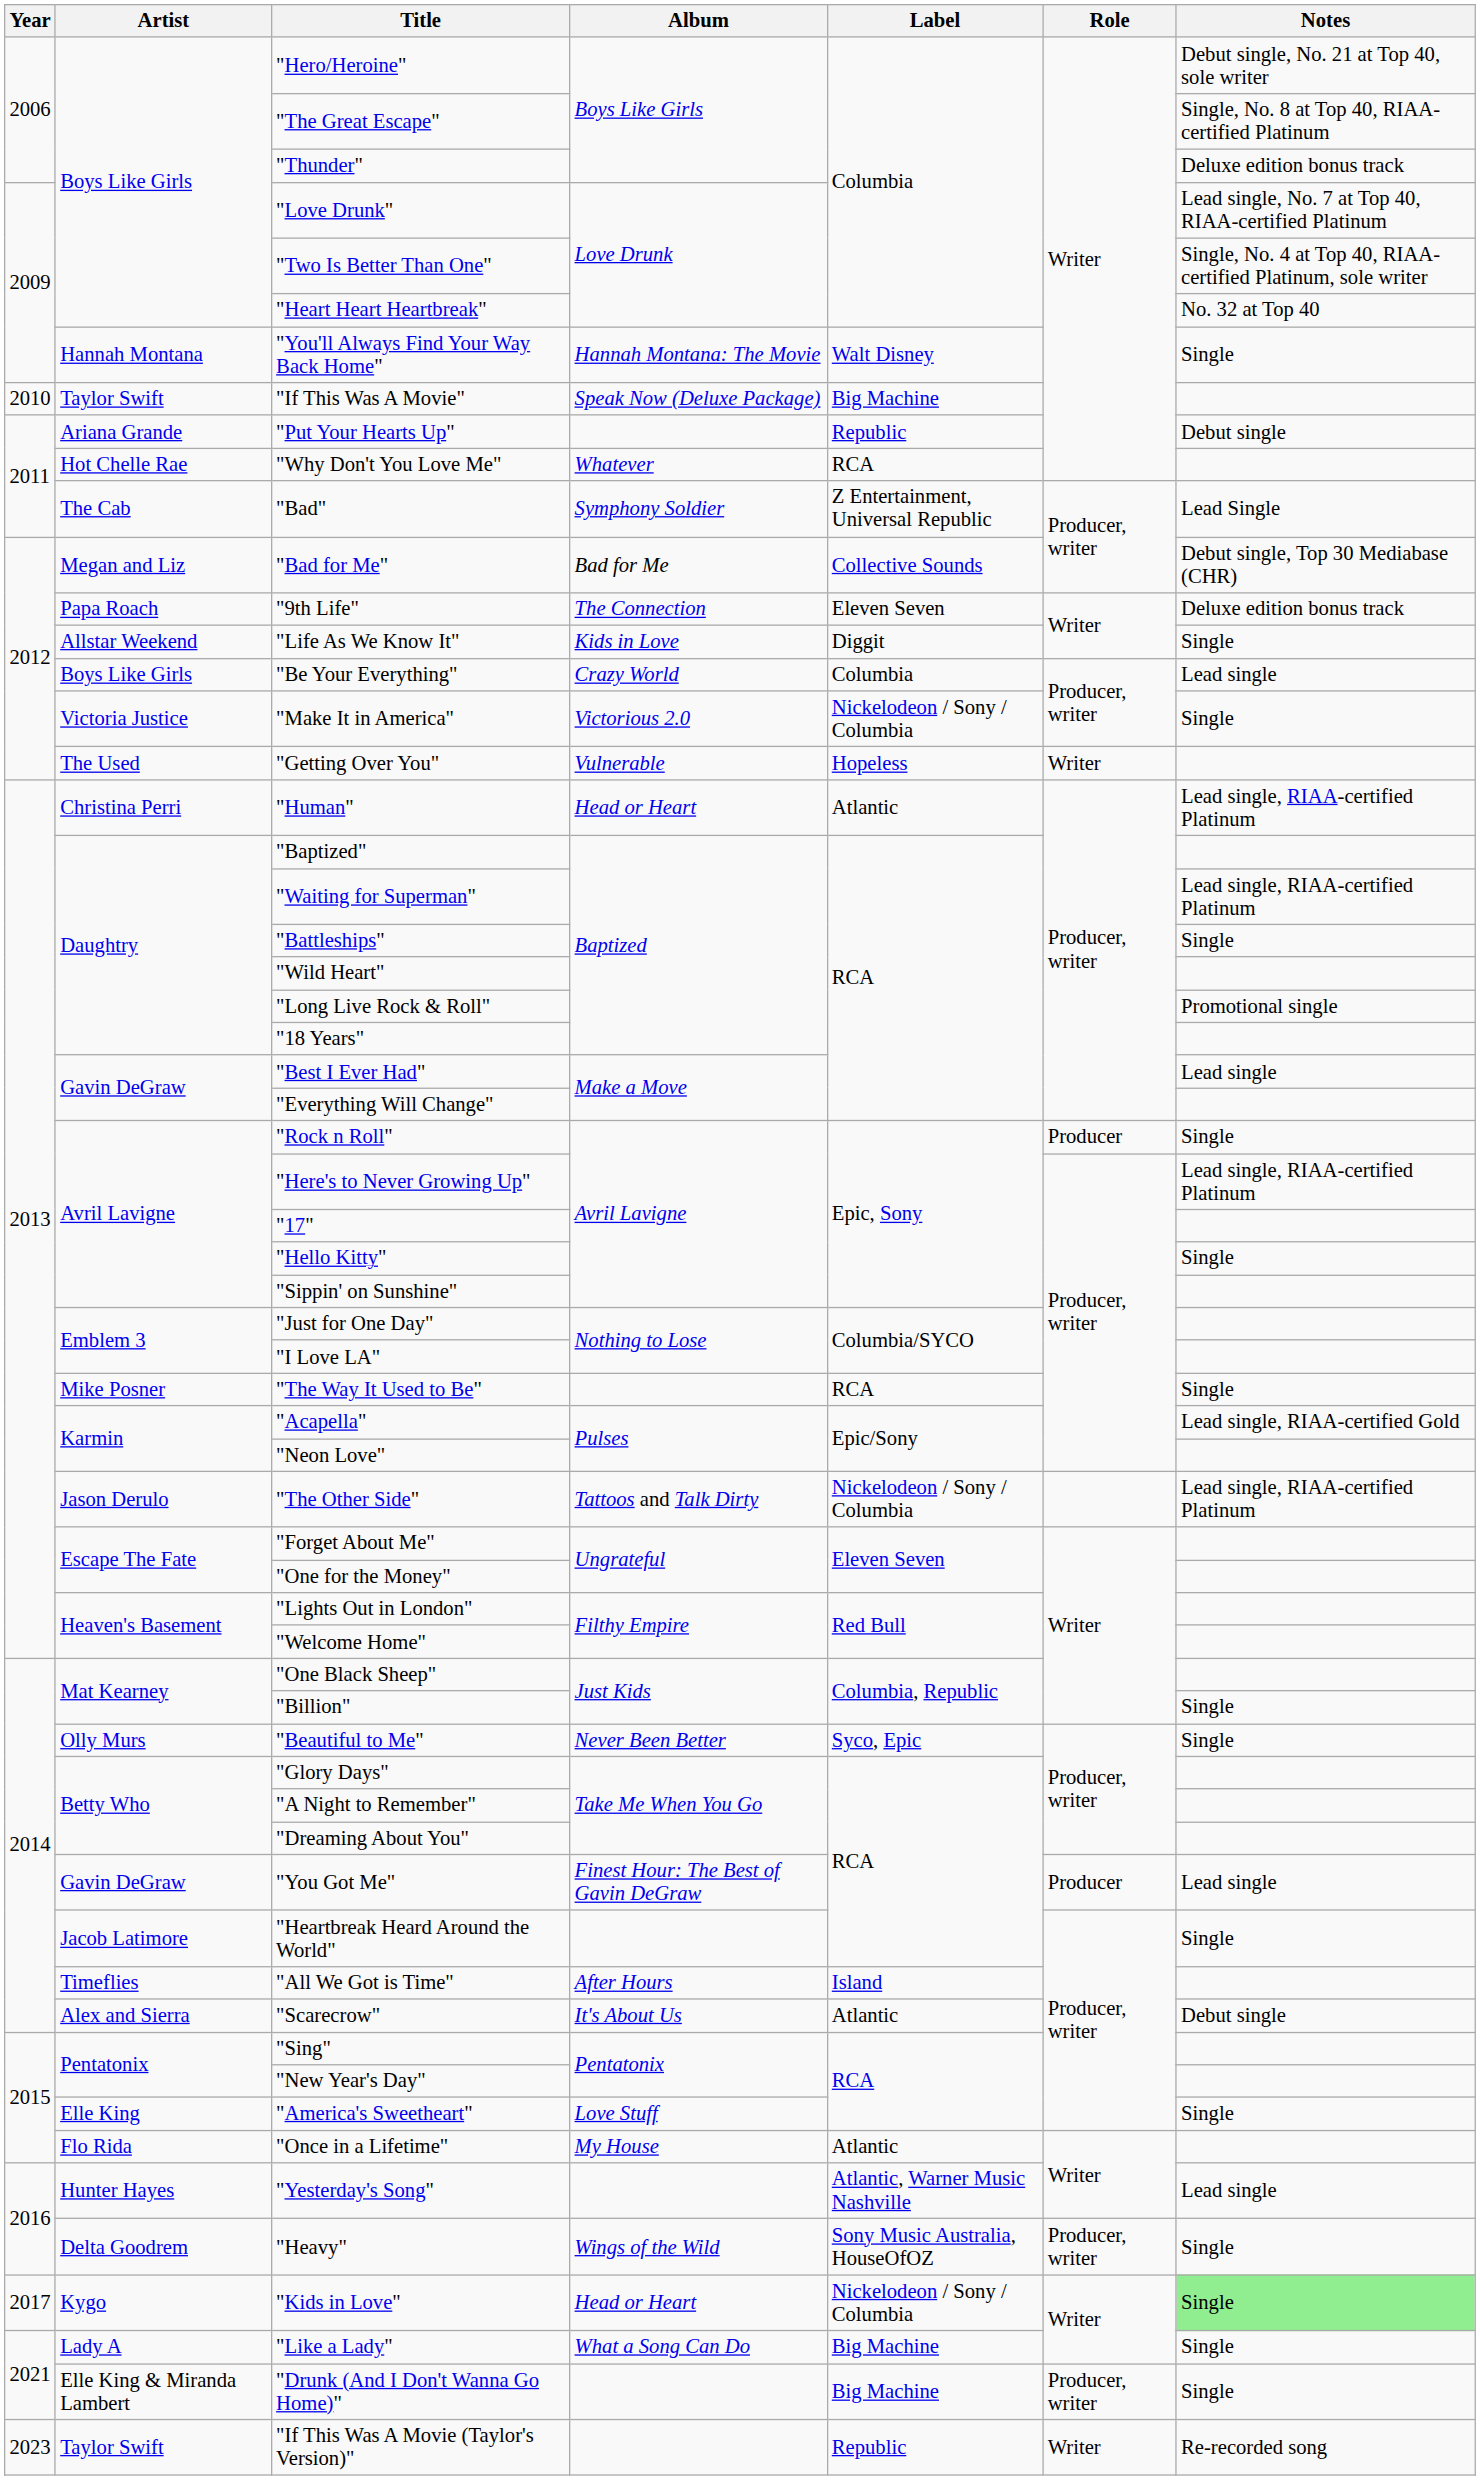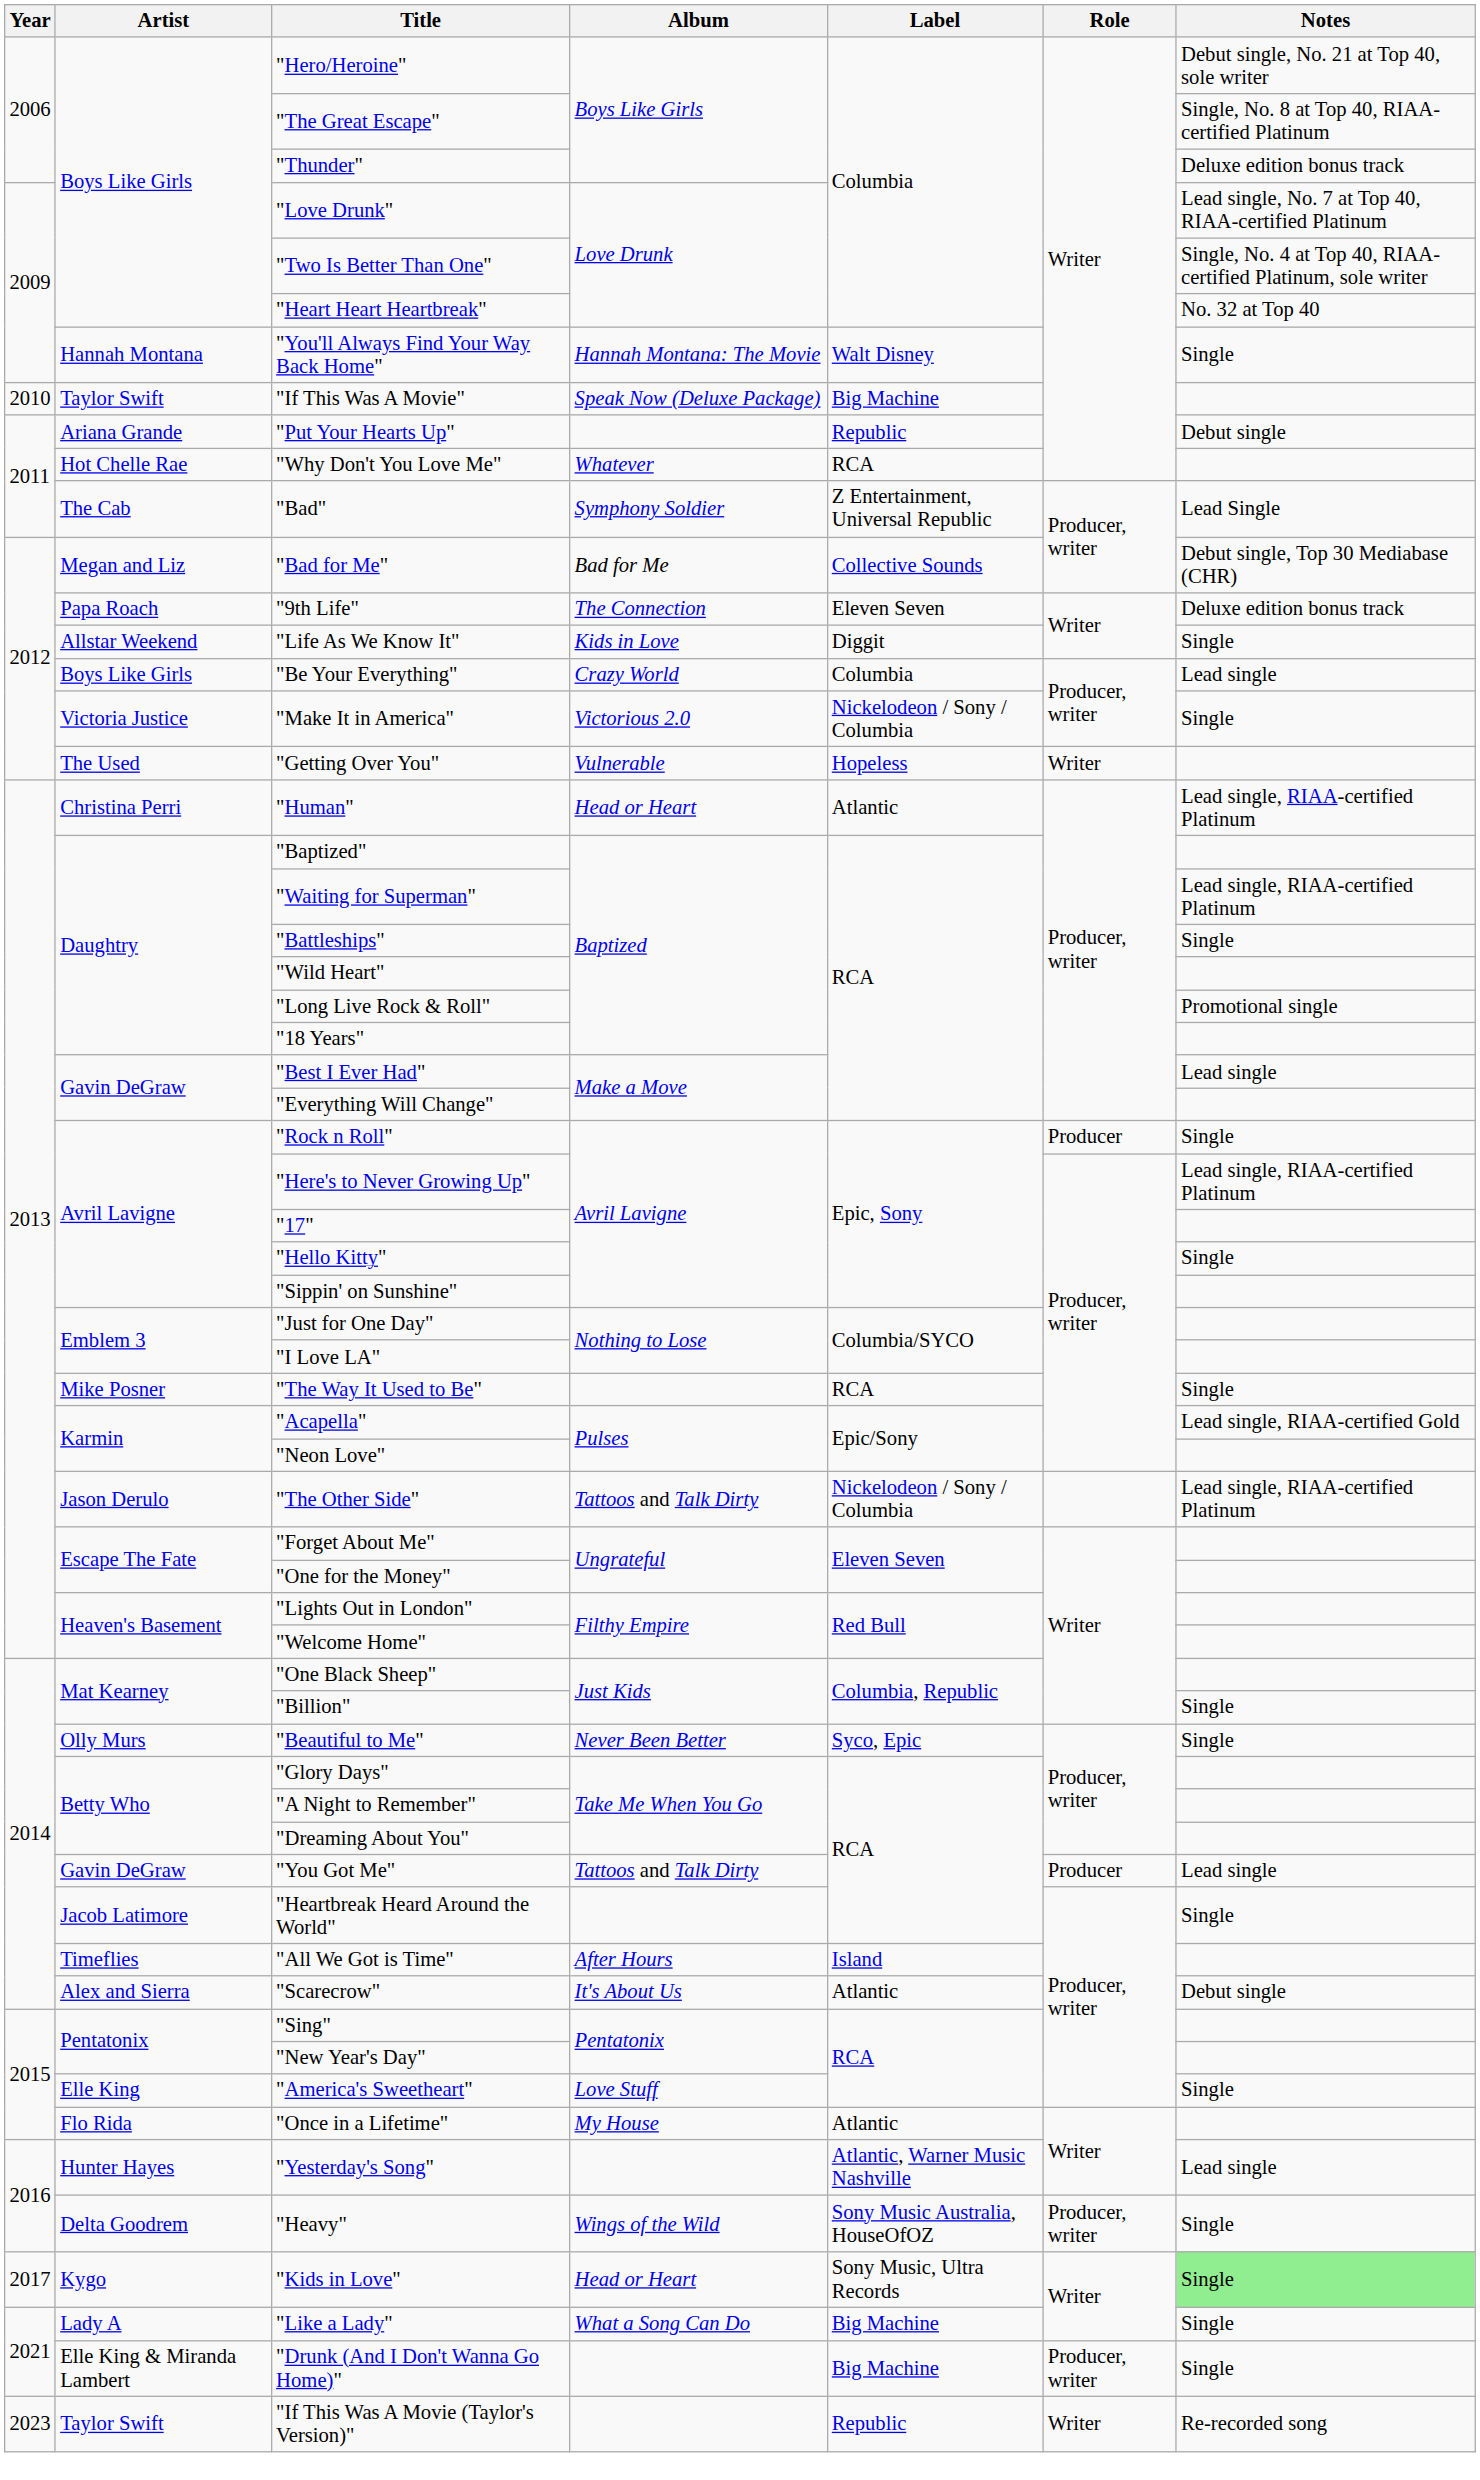(677, 1882) Finest Hour: The Best of Gavin DeGraw -> (666, 1870) Tattoos and Talk Dirty
(919, 2302) Nickelodeon / Sony / Columbia -> (908, 2279) Sony Music, Ultra Records
